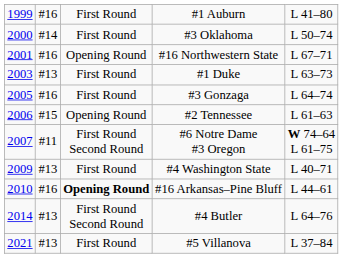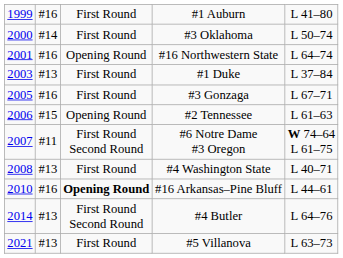(311, 54) L 67–71 -> (311, 54) L 64–74
(311, 74) L 63–73 -> (311, 74) L 37–84
(311, 94) L 64–74 -> (311, 94) L 67–71
(20, 169) 2009 -> (20, 169) 2008
(311, 243) L 37–84 -> (311, 243) L 63–73
